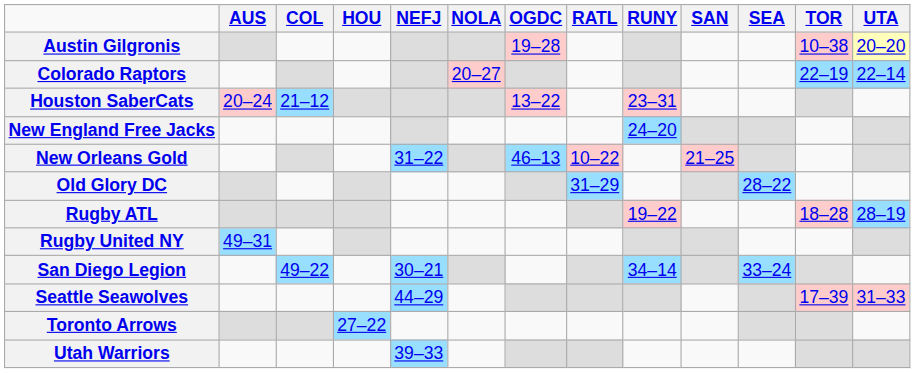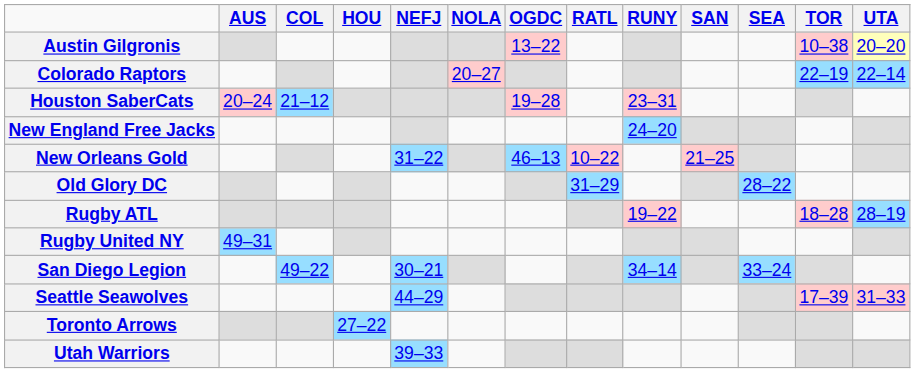(536, 46) 19–28 -> (536, 46) 13–22
(536, 102) 13–22 -> (536, 102) 19–28
